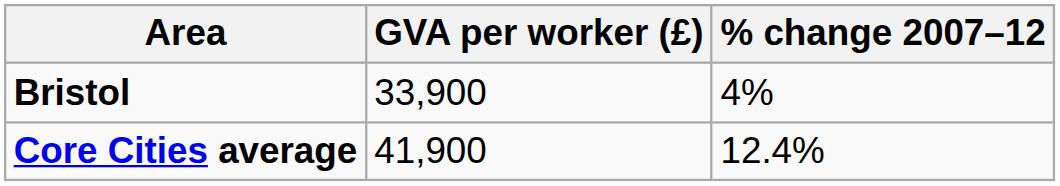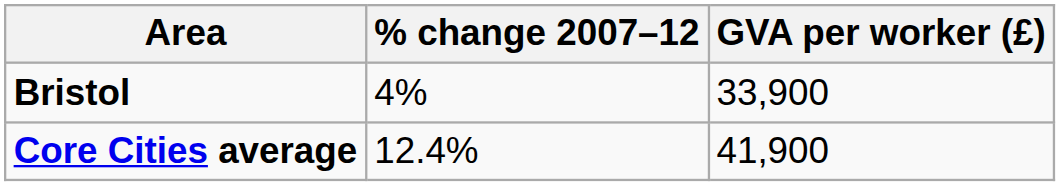columns swapped: (539, 33) <-> (883, 33)
